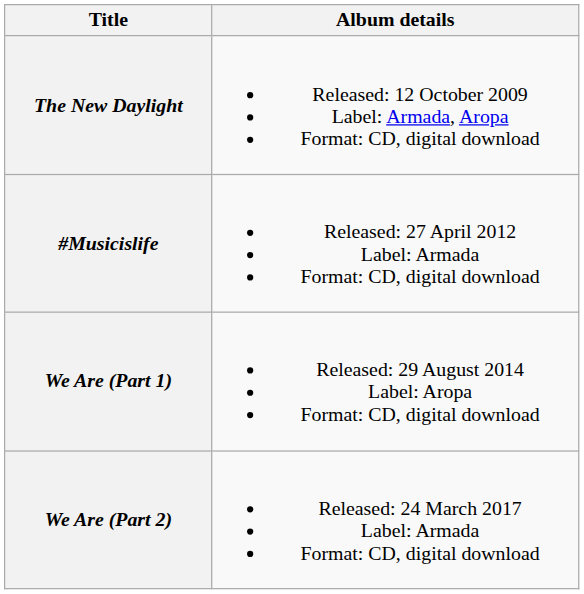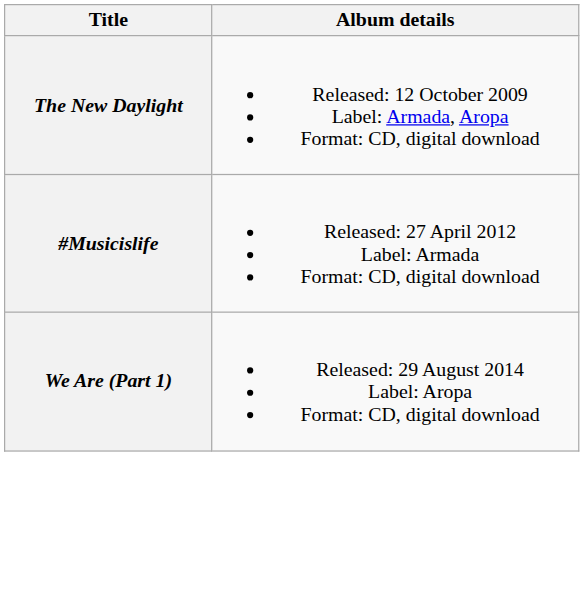- row: (108, 519)
